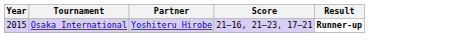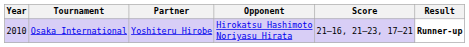+ column: (264, 11)
(17, 25) 2015 -> (17, 30) 2010
